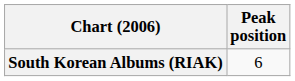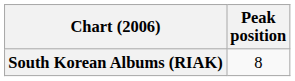(258, 62) 6 -> (258, 62) 8
